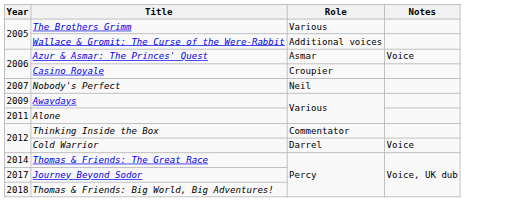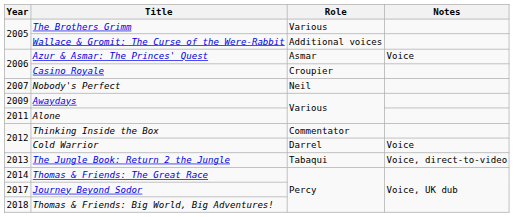+ row: (131, 160)
